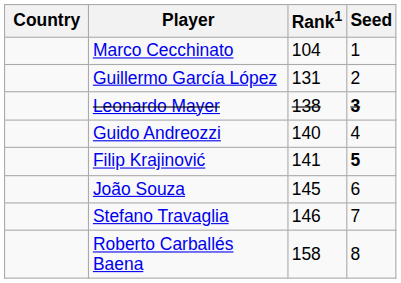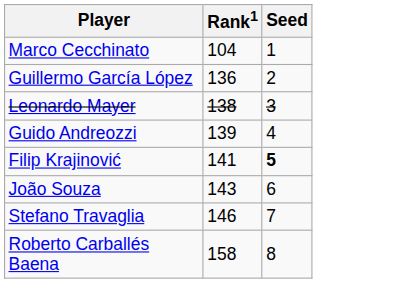- column: (47, 20)
(306, 78) 131 -> (222, 78) 136
(355, 106) bold -> (271, 106) normal
(306, 133) 140 -> (222, 133) 139
(306, 188) 145 -> (222, 188) 143
